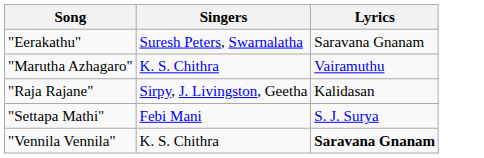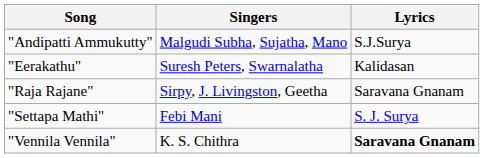+ row: (80, 41)
(369, 41) Saravana Gnanam -> (384, 66) Kalidasan
- row: (70, 66)
(344, 91) Kalidasan -> (409, 91) Saravana Gnanam
